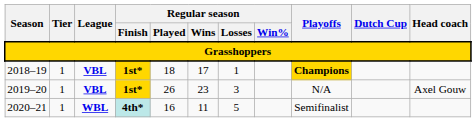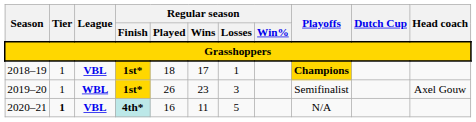(95, 89) VBL -> (95, 89) WBL
(321, 89) N/A -> (321, 89) Semifinalist
(62, 108) normal -> (62, 108) bold
(95, 108) WBL -> (95, 108) VBL
(321, 108) Semifinalist -> (321, 108) N/A
